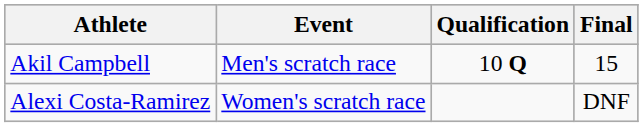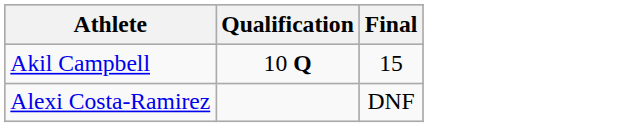- column: (323, 24)
